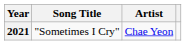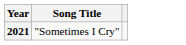- column: (149, 13)
